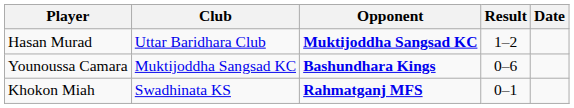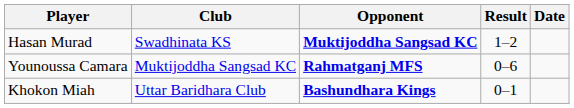(200, 41) Uttar Baridhara Club -> (183, 41) Swadhinata KS
(369, 66) Bashundhara Kings -> (363, 66) Rahmatganj MFS
(183, 90) Swadhinata KS -> (200, 90) Uttar Baridhara Club
(363, 90) Rahmatganj MFS -> (369, 90) Bashundhara Kings
